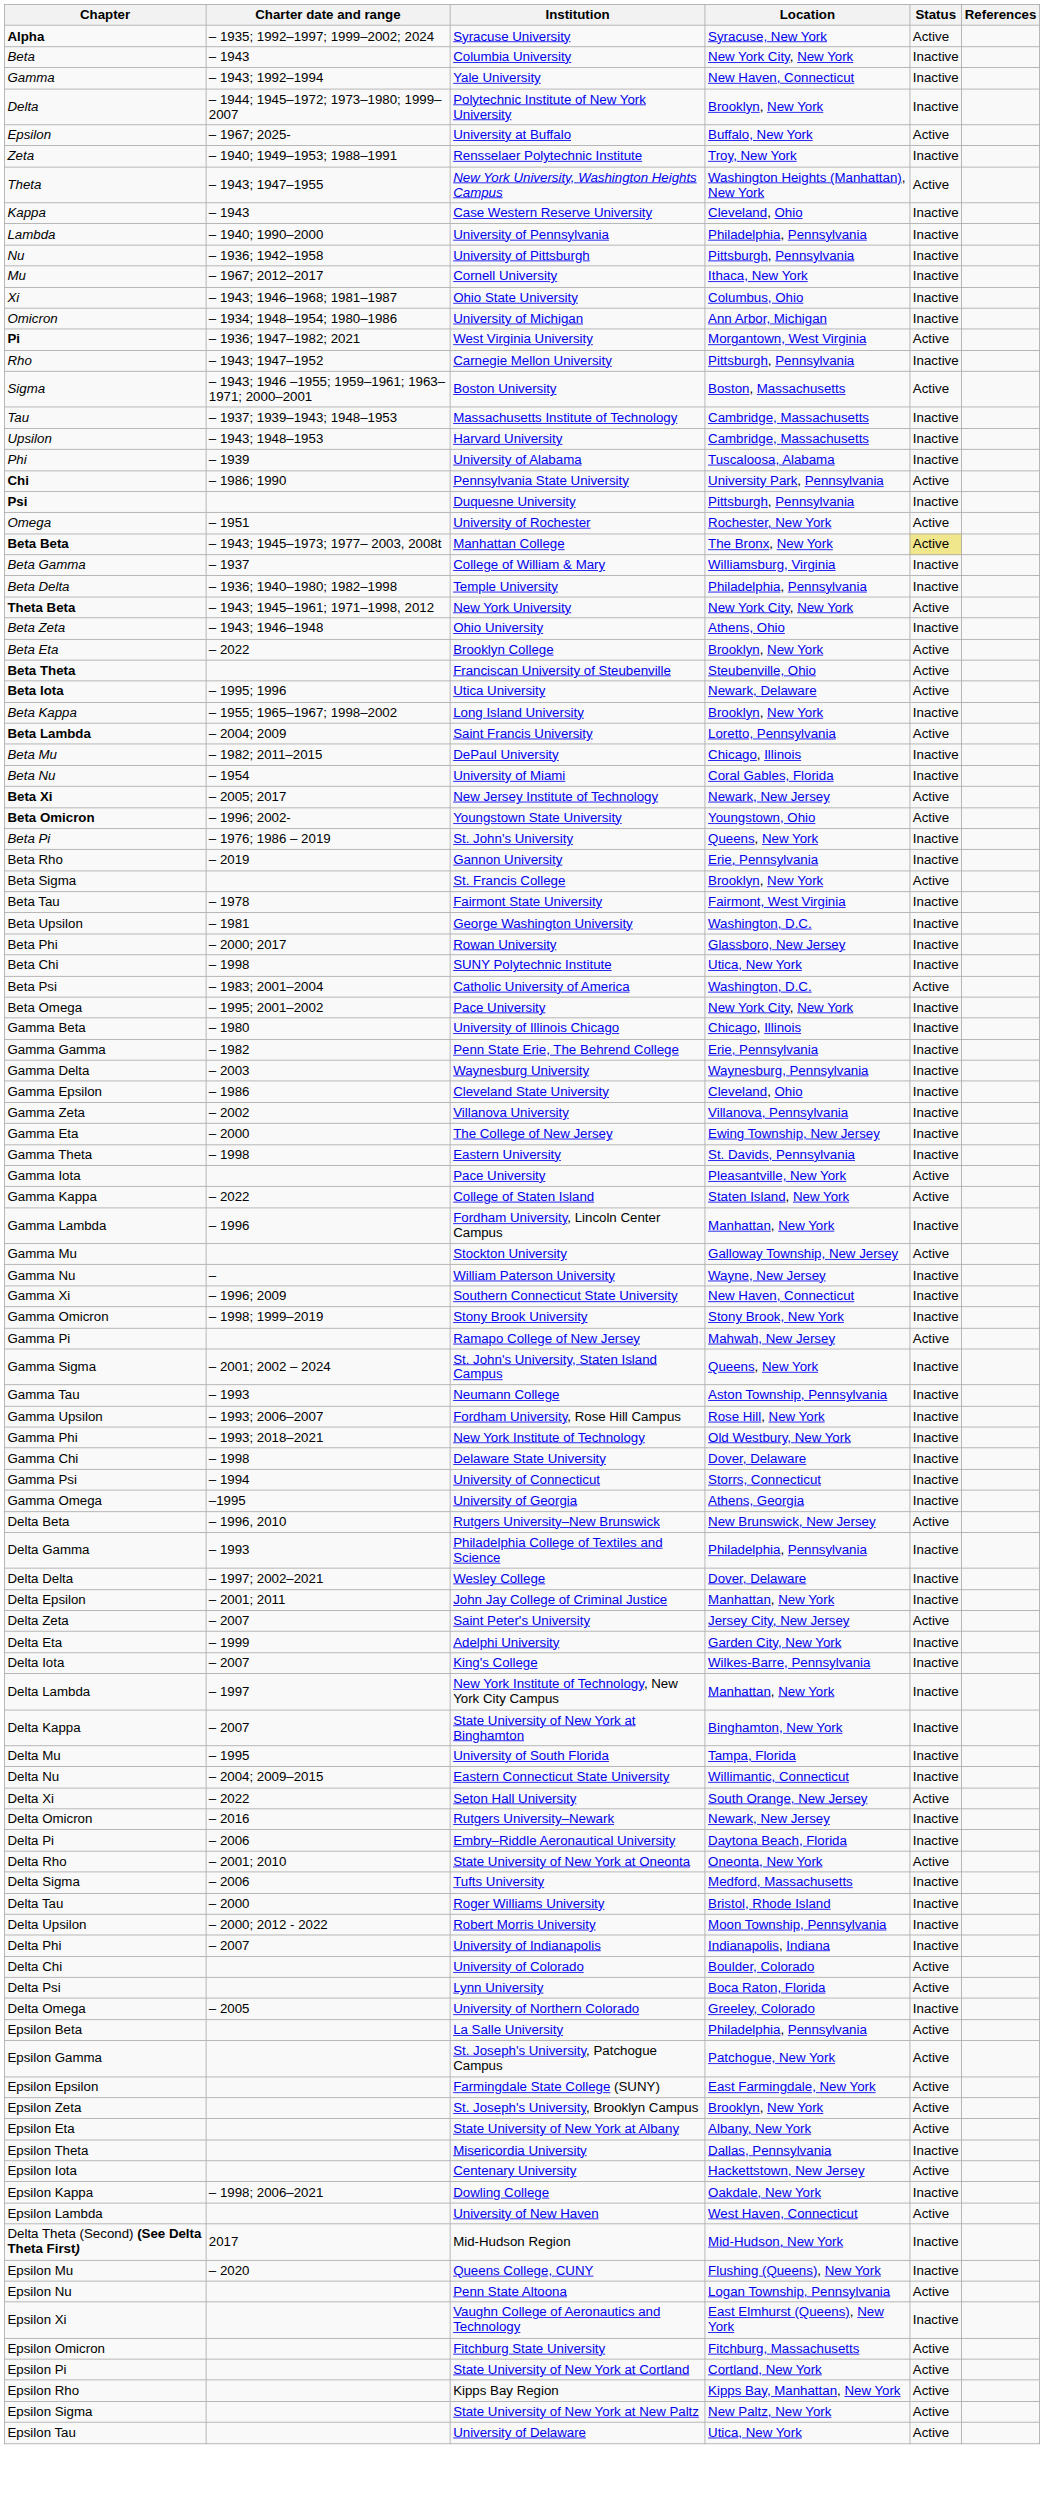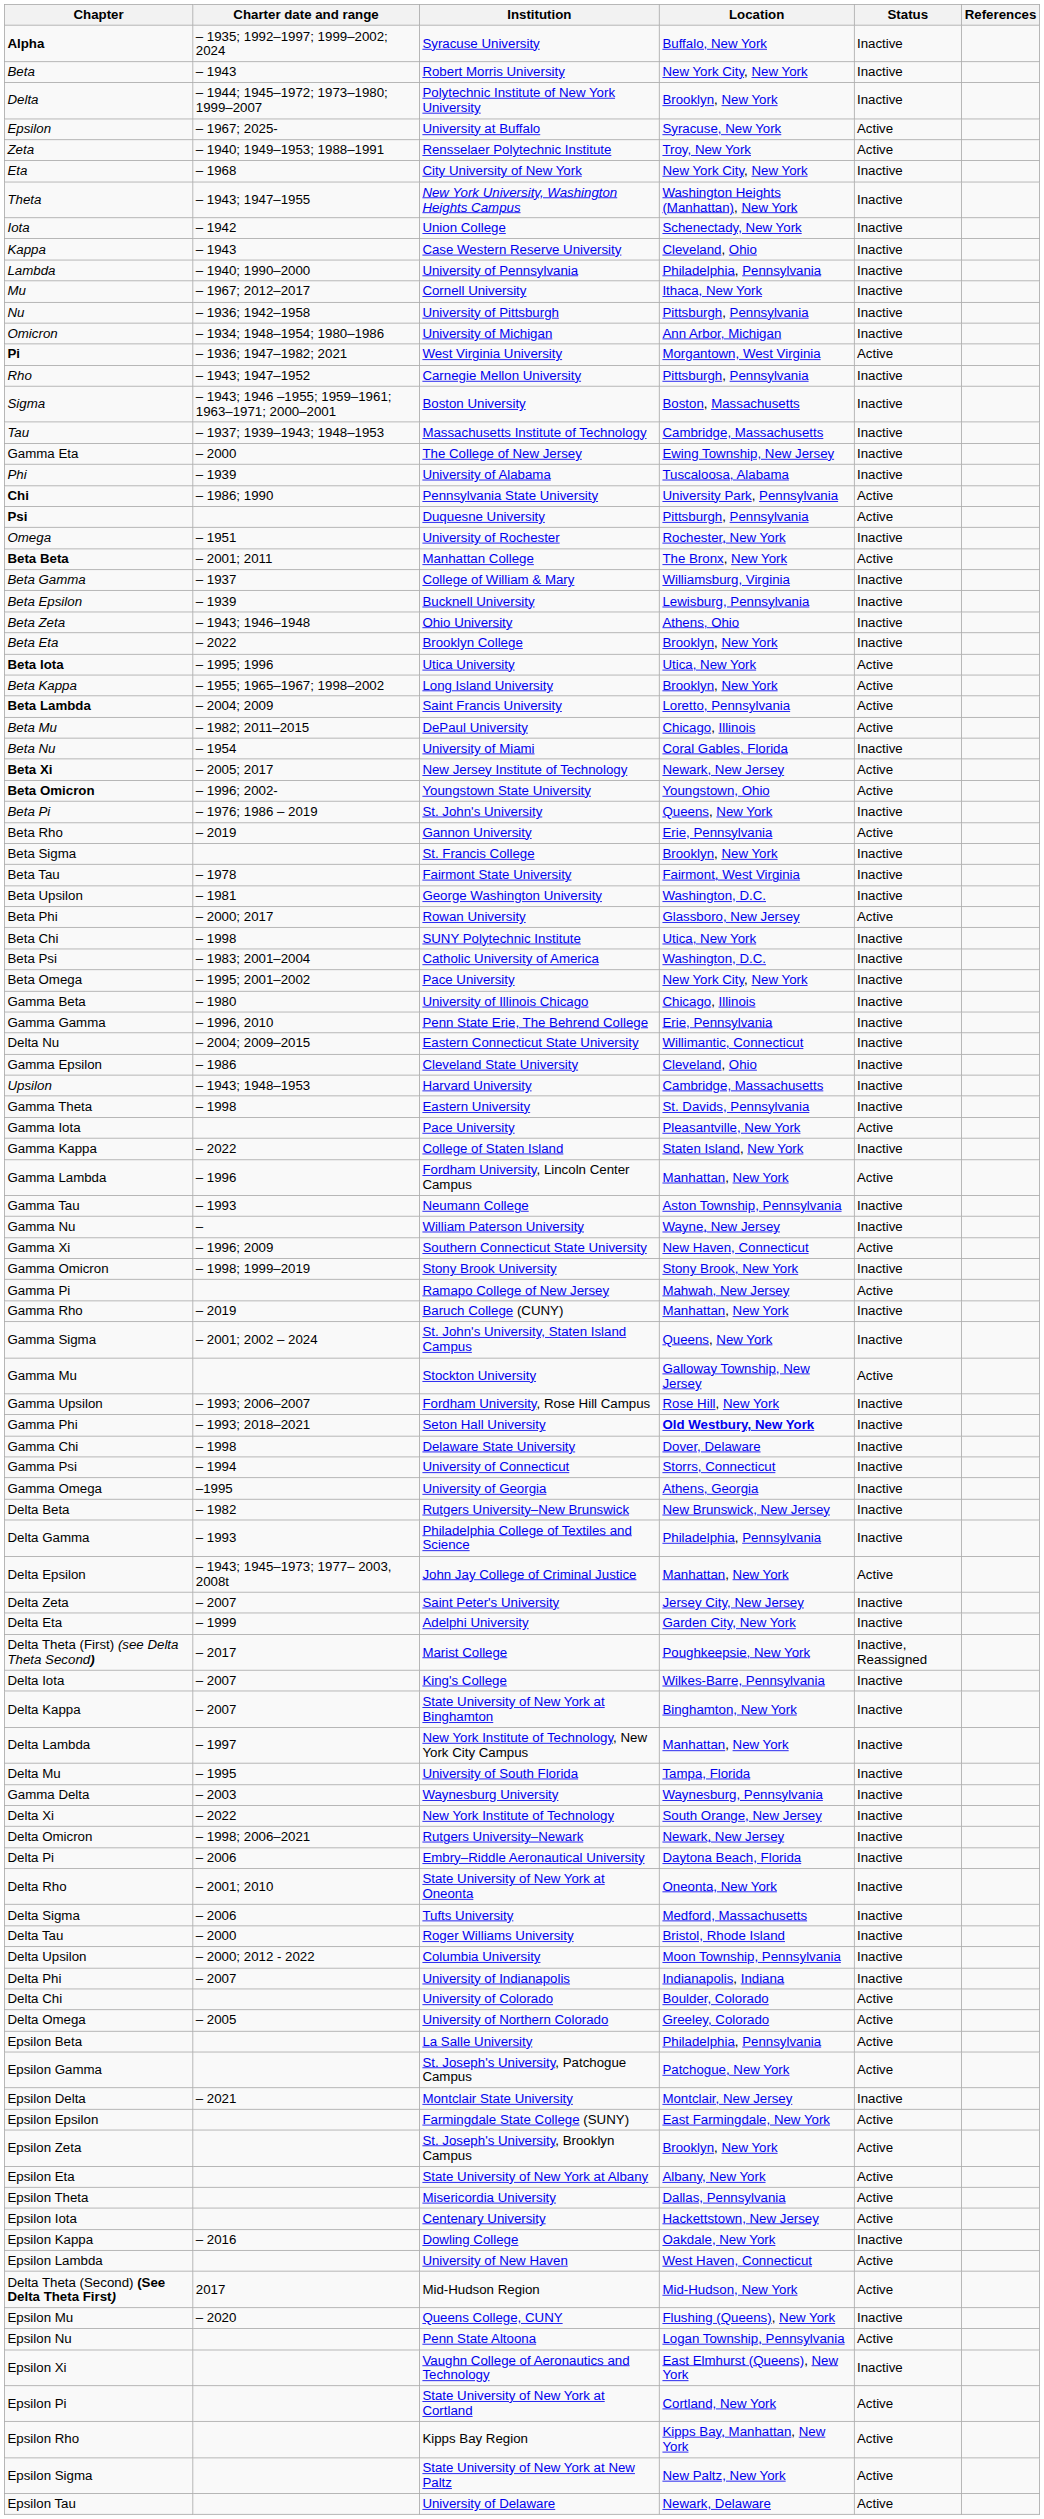(767, 36) Syracuse, New York -> (715, 43) Buffalo, New York
(931, 36) Active -> (880, 43) Inactive
(512, 57) Columbia University -> (494, 72) Robert Morris University
- row: (31, 78)
(760, 135) Buffalo, New York -> (722, 129) Syracuse, New York
(936, 156) Inactive -> (875, 150) Active
+ row: (17, 171)
(931, 184) Active -> (880, 199) Inactive
+ row: (19, 228)
rows swapped: (17, 276) <-> (16, 255)
- row: (13, 297)
(931, 389) Active -> (880, 404) Inactive
rows swapped: (30, 438) <-> (43, 1133)
(936, 502) Inactive -> (875, 517) Active
(931, 523) Active -> (880, 538) Inactive
(325, 544) – 1943; 1945–1973; 1977– 2003, 2008t -> (234, 559) – 2001; 2011
(931, 544) khaki background -> (875, 559) no background
- row: (38, 586)
- row: (41, 607)
+ row: (45, 601)
(931, 649) Active -> (880, 643) Inactive
- row: (41, 670)
(762, 691) Newark, Delaware -> (709, 664) Utica, New York
(936, 712) Inactive -> (875, 685) Active
(936, 754) Inactive -> (875, 727) Active
(936, 860) Inactive -> (875, 832) Active
(931, 881) Active -> (880, 854) Inactive
(936, 944) Inactive -> (875, 917) Active
(931, 986) Active -> (880, 959) Inactive
(229, 1049) – 1982 -> (235, 1022) – 1996, 2010
rows swapped: (48, 1070) <-> (33, 1777)
- row: (46, 1112)
(931, 1197) Active -> (880, 1148) Inactive
(936, 1225) Inactive -> (875, 1177) Active
rows swapped: (42, 1254) <-> (44, 1395)
(936, 1296) Inactive -> (875, 1248) Active
+ row: (45, 1311)
(549, 1437) New York Institute of Technology -> (484, 1425) Seton Hall University
(779, 1437) normal -> (738, 1425) bold
(248, 1521) – 1996, 2010 -> (216, 1509) – 1982
(931, 1521) Active -> (880, 1509) Inactive
- row: (40, 1578)
(247, 1600) – 2001; 2011 -> (294, 1574) – 1943; 1945–1973; 1977– 2003, 2008t
(936, 1600) Inactive -> (875, 1574) Active
(931, 1621) Active -> (880, 1602) Inactive
+ row: (93, 1652)
rows swapped: (44, 1727) <-> (49, 1691)
(515, 1798) Seton Hall University -> (518, 1816) New York Institute of Technology
(931, 1798) Active -> (880, 1816) Inactive
(229, 1819) – 2016 -> (253, 1837) – 1998; 2006–2021
(931, 1861) Active -> (880, 1886) Inactive
(524, 1924) Robert Morris University -> (481, 1957) Columbia University
- row: (34, 1987)
(936, 2009) Inactive -> (875, 2020) Active
+ row: (47, 2098)
(936, 2150) Inactive -> (875, 2197) Active
(266, 2192) – 1998; 2006–2021 -> (216, 2239) – 2016
(936, 2242) Inactive -> (875, 2289) Active
- row: (56, 2348)
(755, 2432) Utica, New York -> (717, 2504) Newark, Delaware
